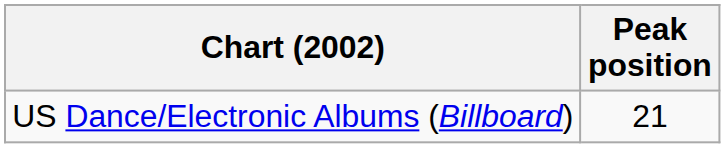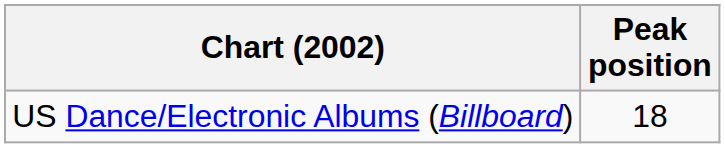(650, 116) 21 -> (650, 116) 18
